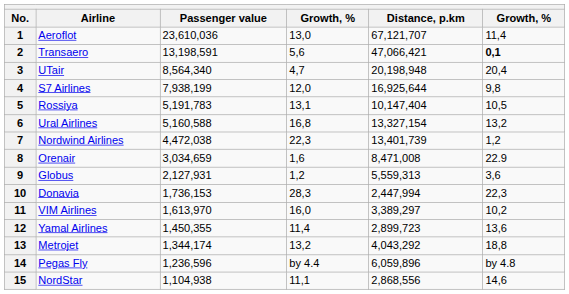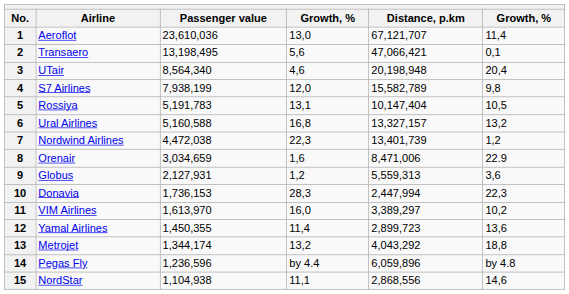(190, 53) 13,198,591 -> (190, 53) 13,198,495
(493, 53) bold -> (493, 53) normal
(297, 70) 4,7 -> (297, 70) 4,6
(399, 88) 16,925,644 -> (399, 88) 15,582,789
(399, 123) 13,327,154 -> (399, 123) 13,327,157
(396, 158) 8,471,008 -> (396, 158) 8,471,006
